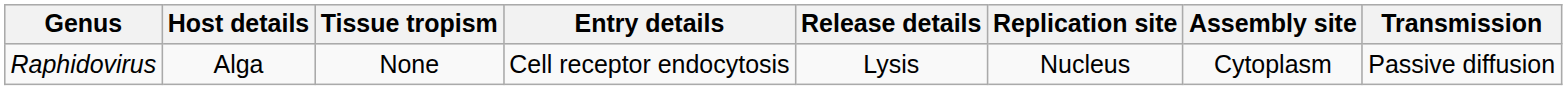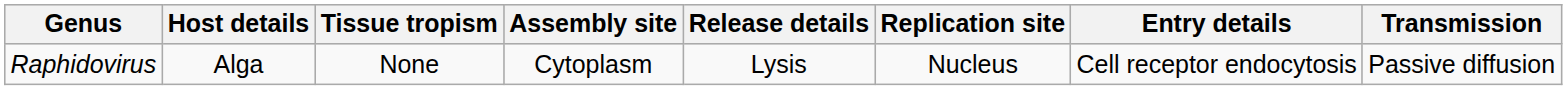columns swapped: (649, 24) <-> (1273, 24)
